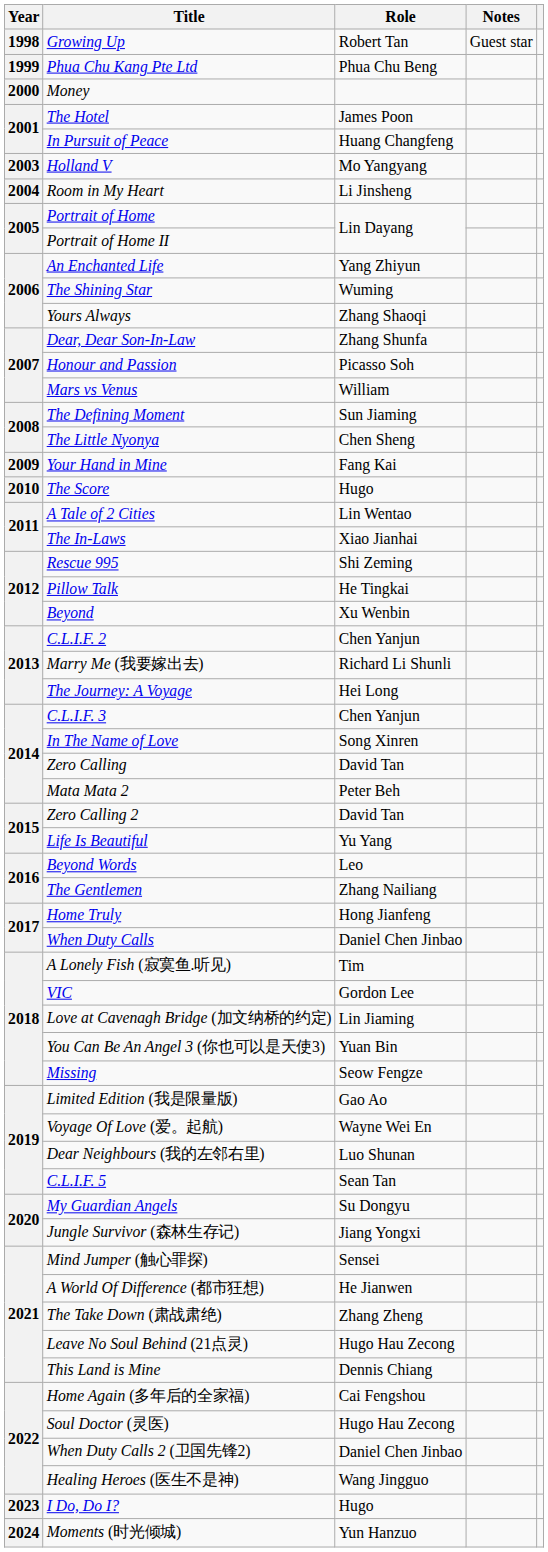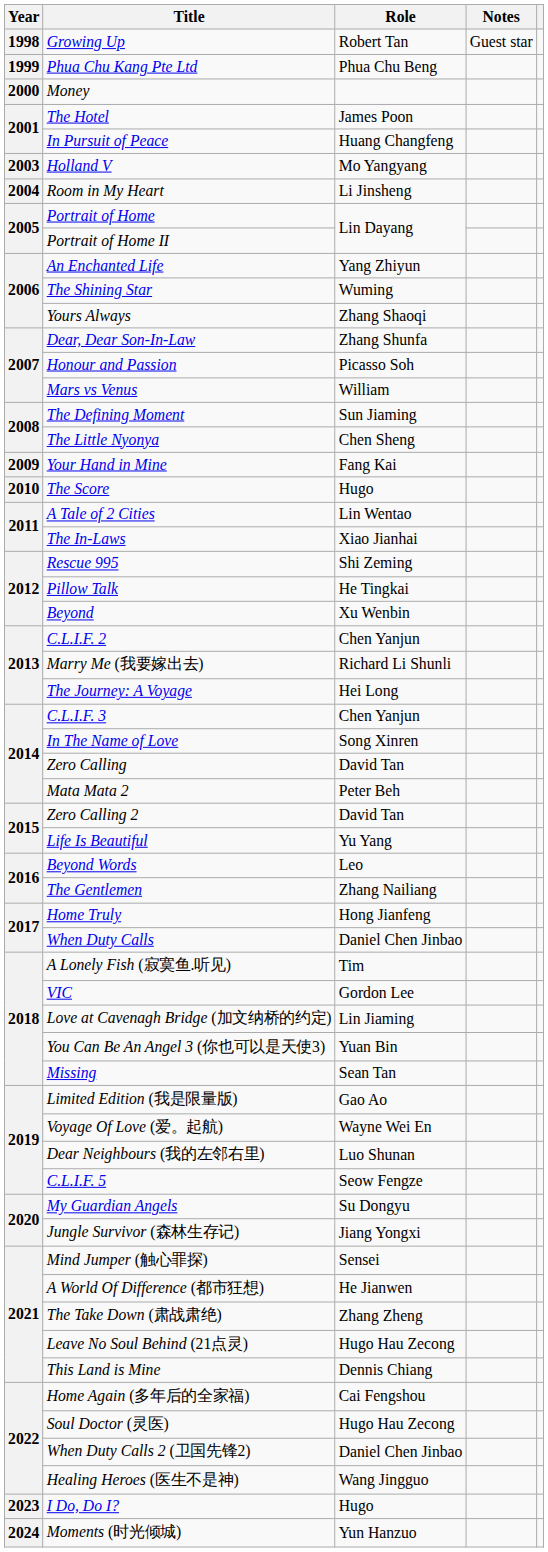(381, 1073) Seow Fengze -> (367, 1073) Sean Tan
(367, 1181) Sean Tan -> (381, 1181) Seow Fengze
